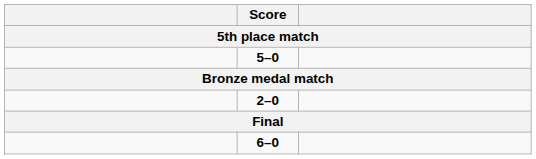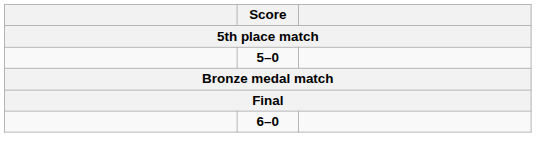- row: (268, 100)
